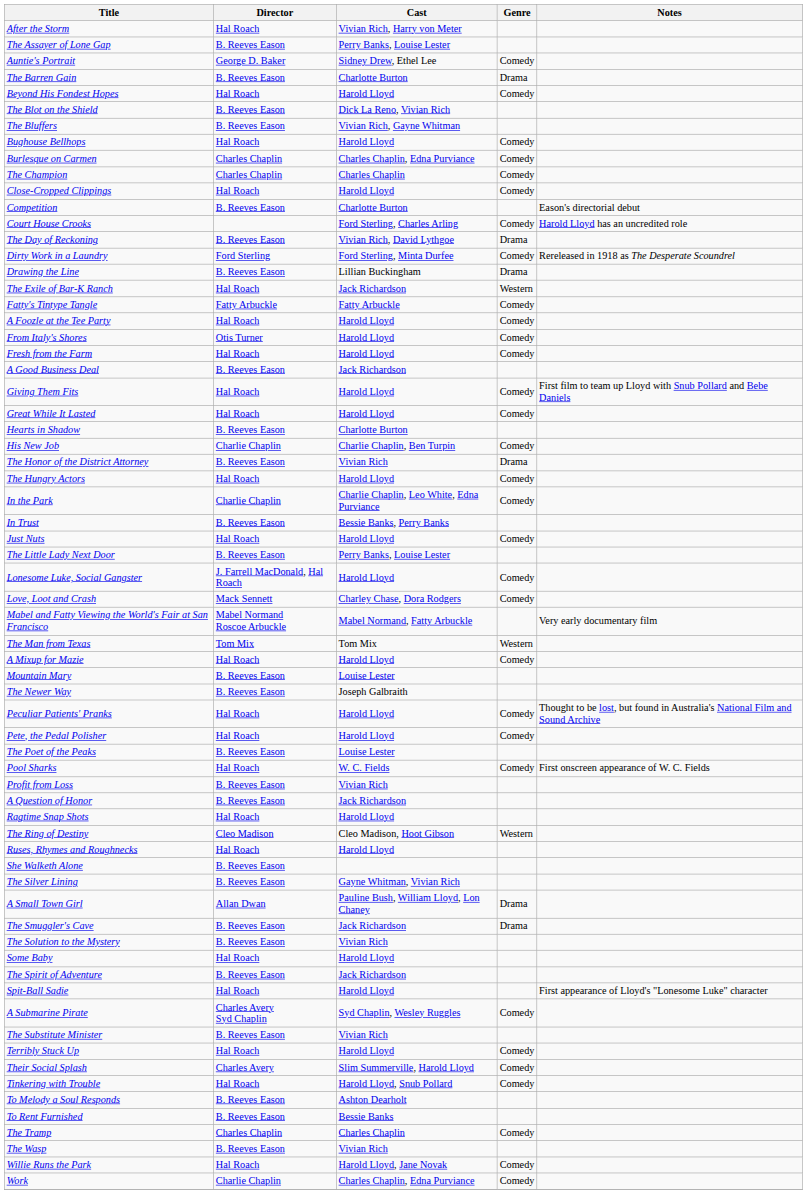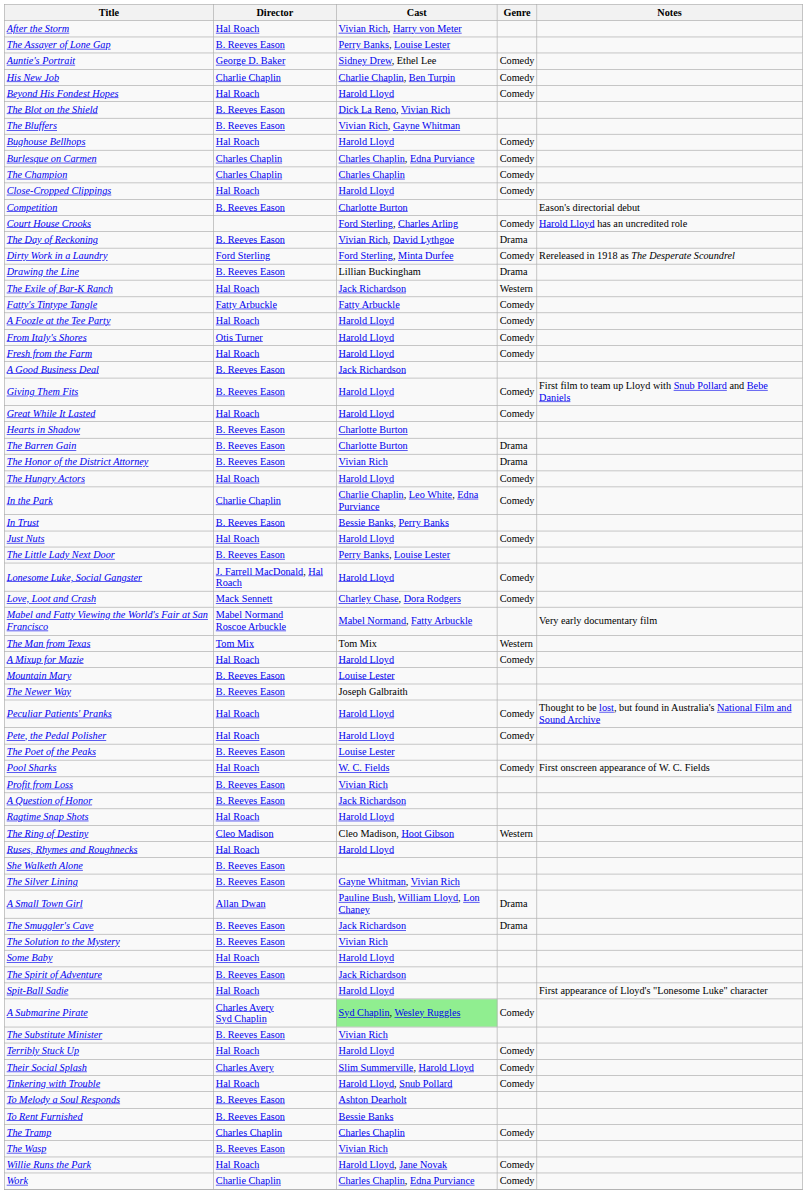rows swapped: (41, 77) <-> (33, 446)
(238, 391) Hal Roach -> (250, 391) B. Reeves Eason
(400, 1013) no background -> (400, 1013) lightgreen background
